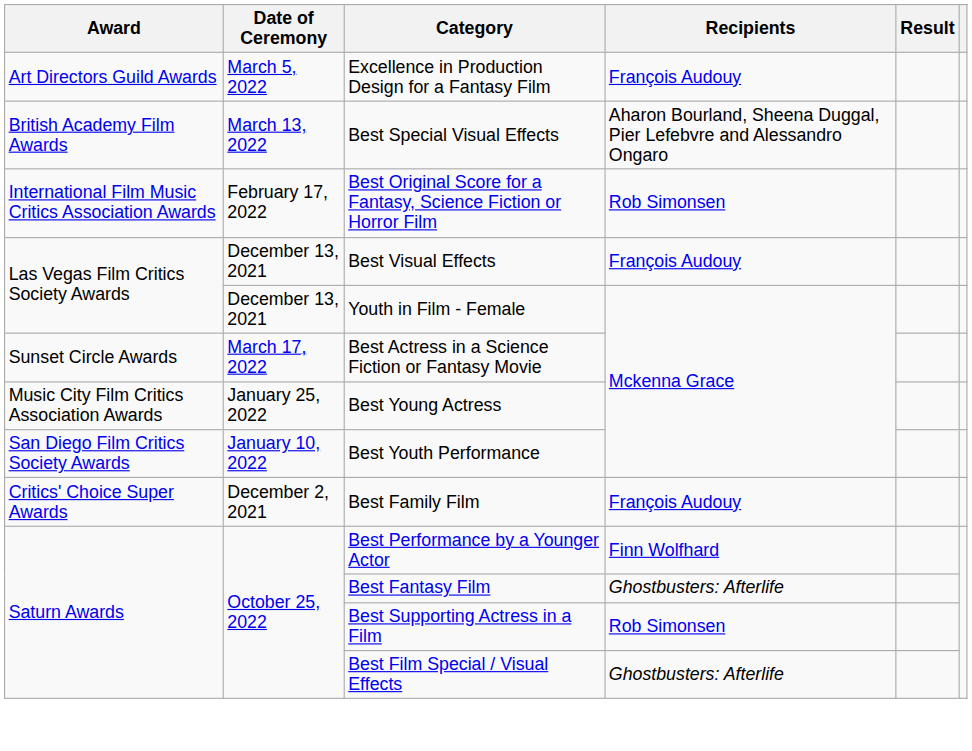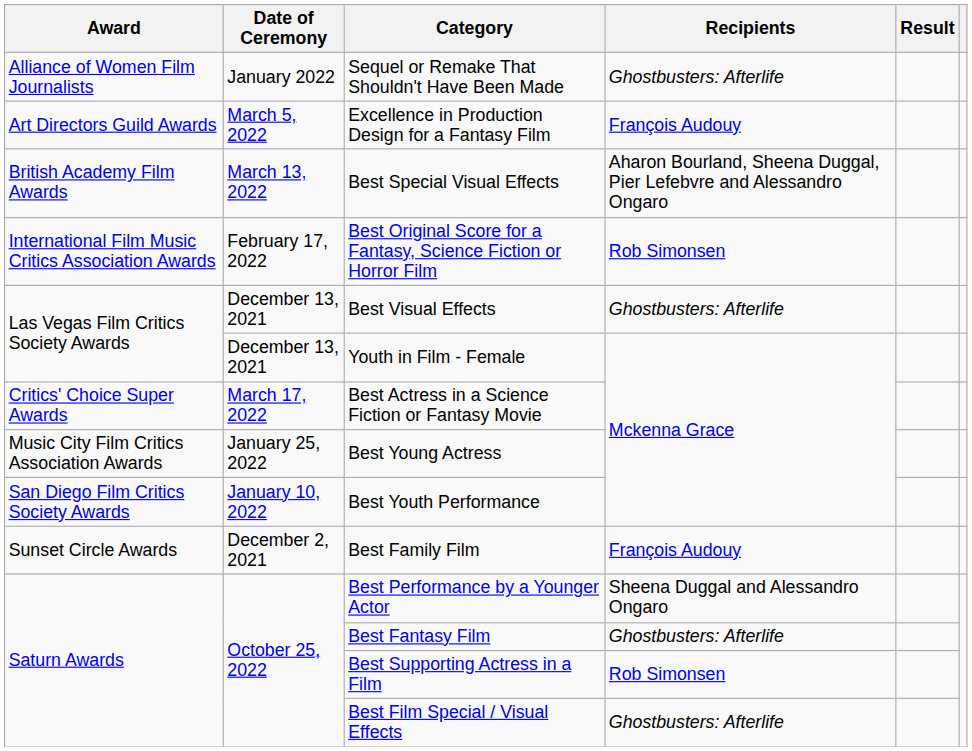+ row: (456, 76)
(675, 261) François Audouy -> (696, 309) Ghostbusters: Afterlife
(93, 357) Sunset Circle Awards -> (91, 405) Critics' Choice Super Awards
(91, 501) Critics' Choice Super Awards -> (93, 549) Sunset Circle Awards
(664, 549) Finn Wolfhard -> (734, 598) Sheena Duggal and Alessandro Ongaro
